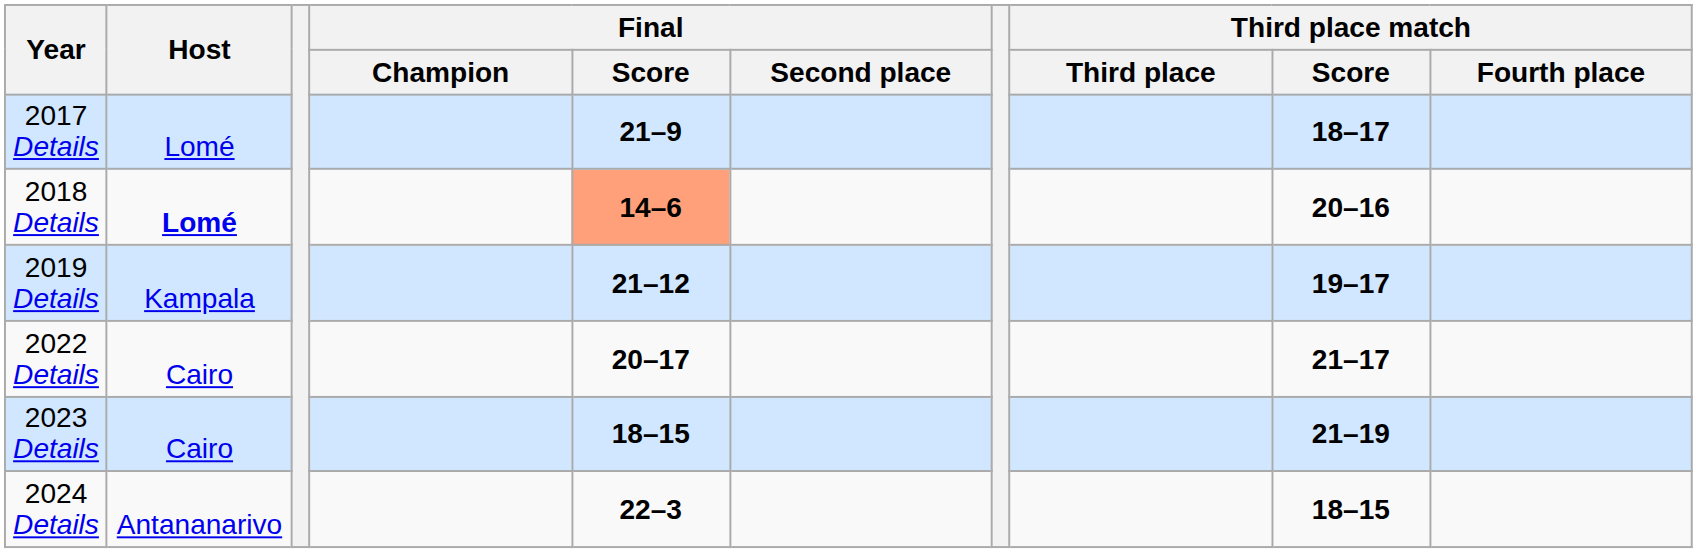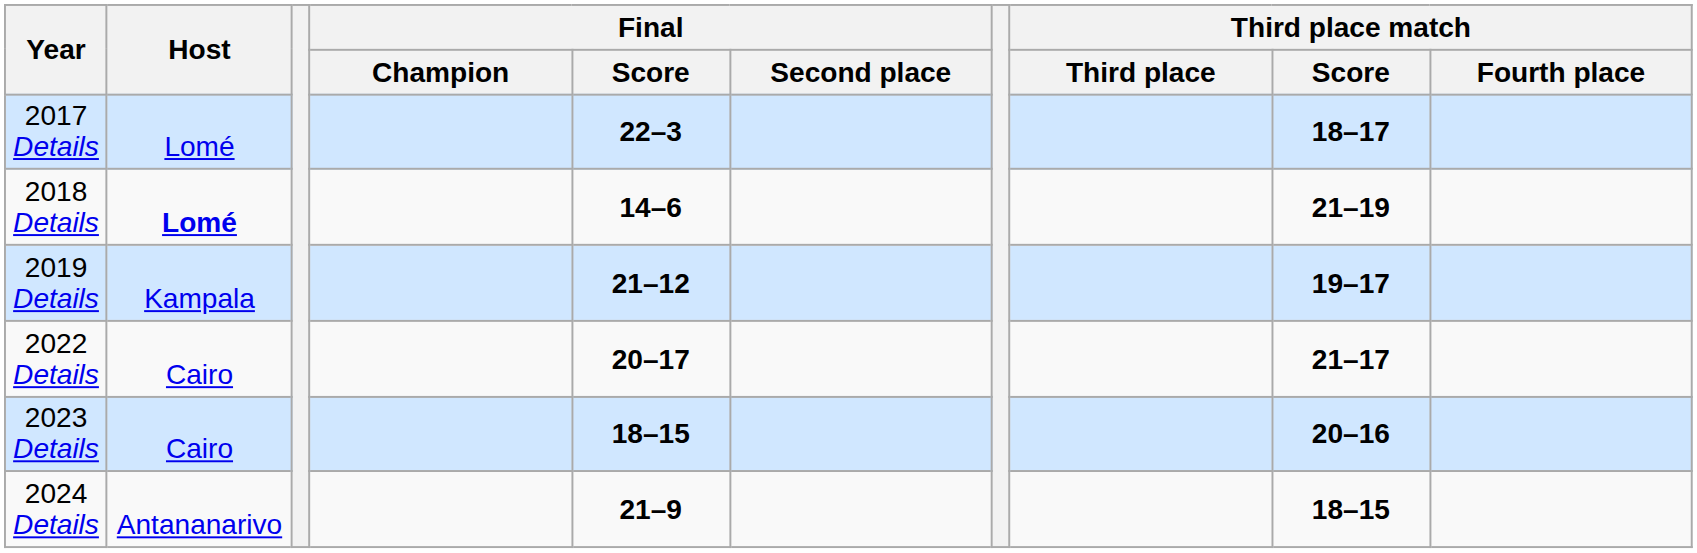(651, 132) 21–9 -> (651, 132) 22–3
(651, 207) lightsalmon background -> (651, 207) no background
(1351, 207) 20–16 -> (1351, 207) 21–19
(1351, 434) 21–19 -> (1351, 434) 20–16
(651, 510) 22–3 -> (651, 510) 21–9
